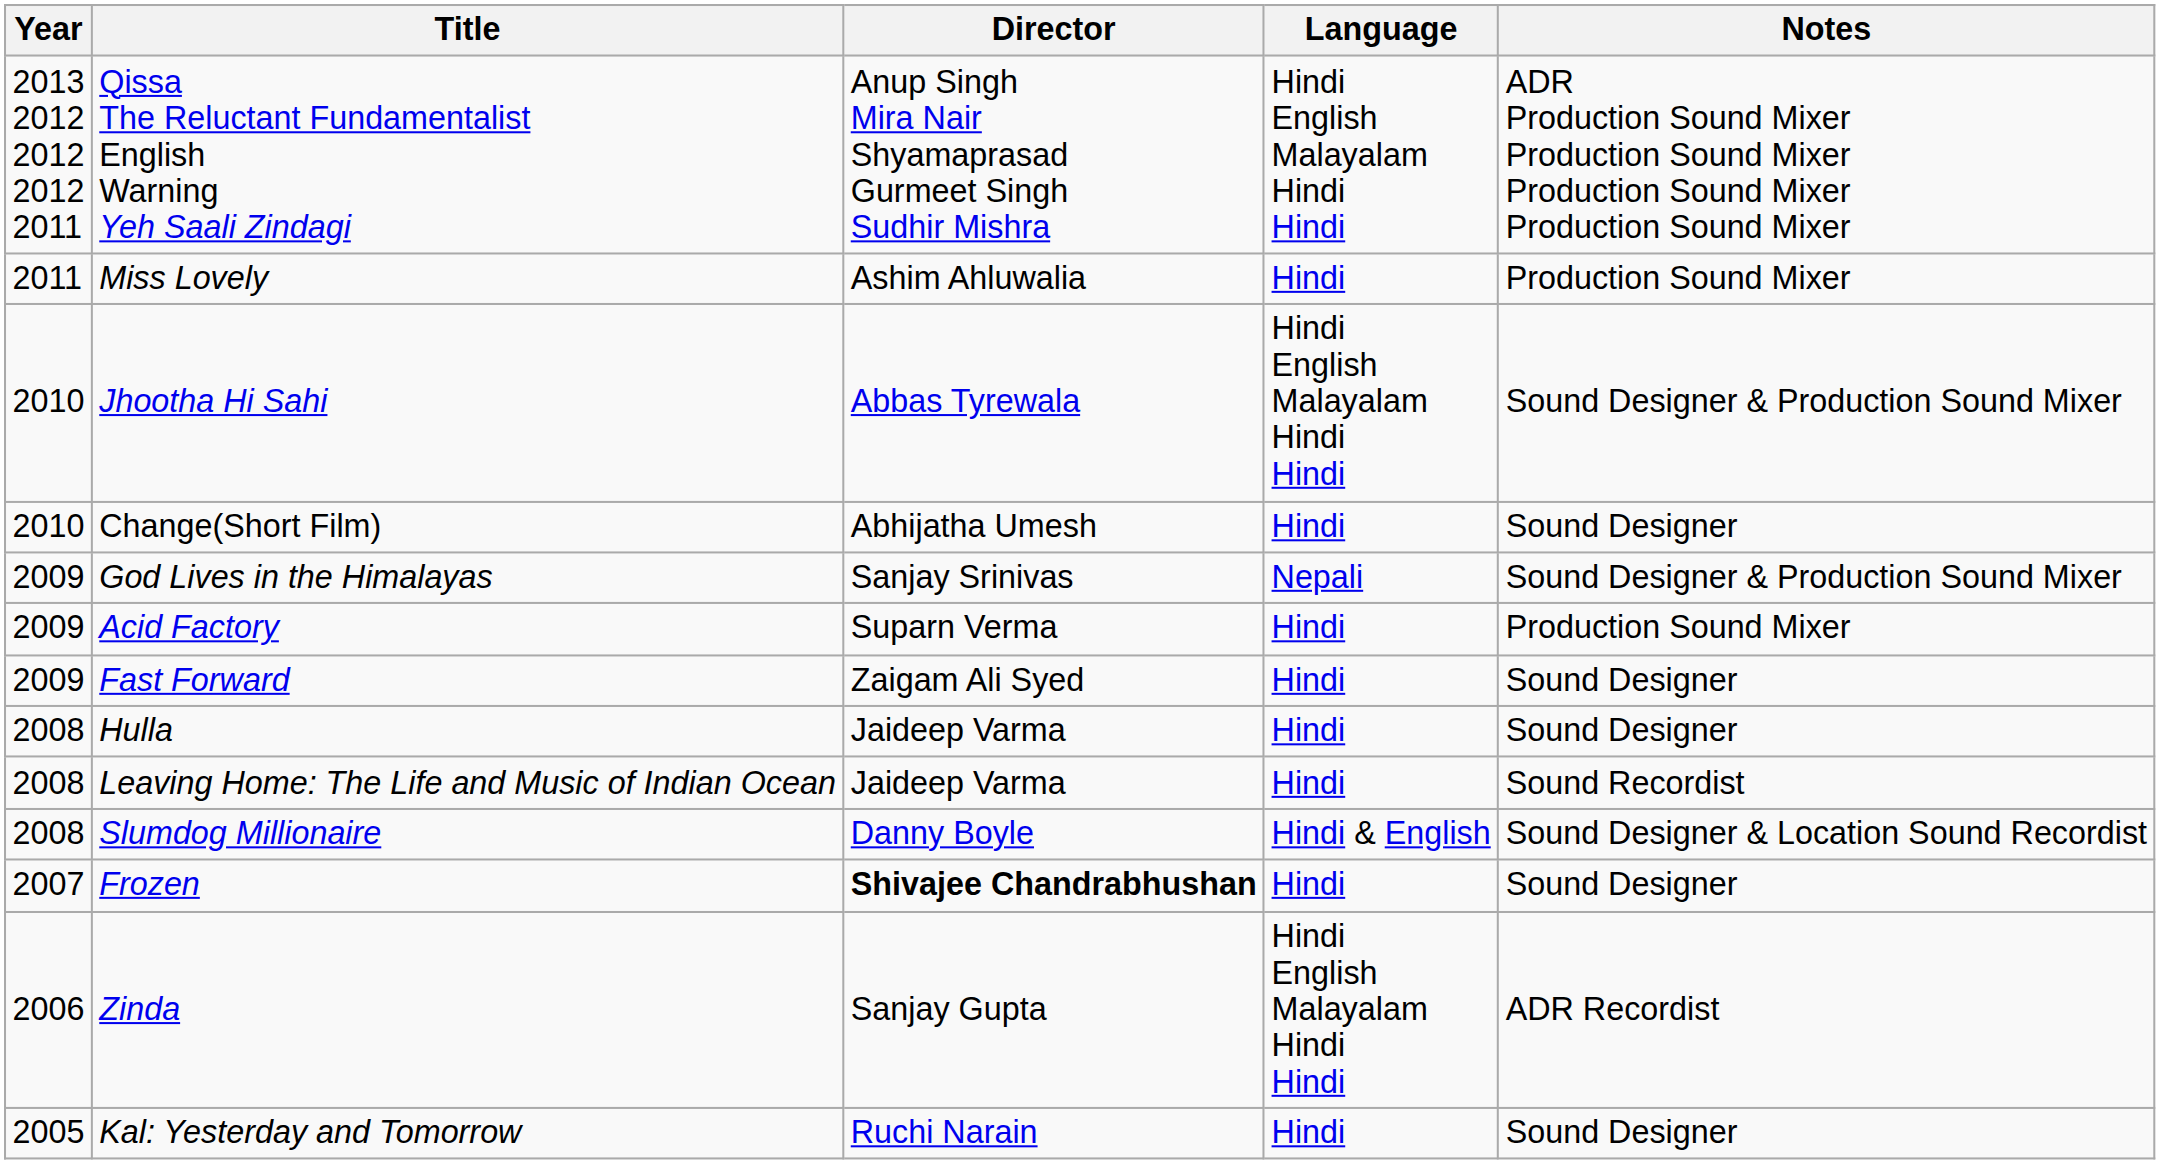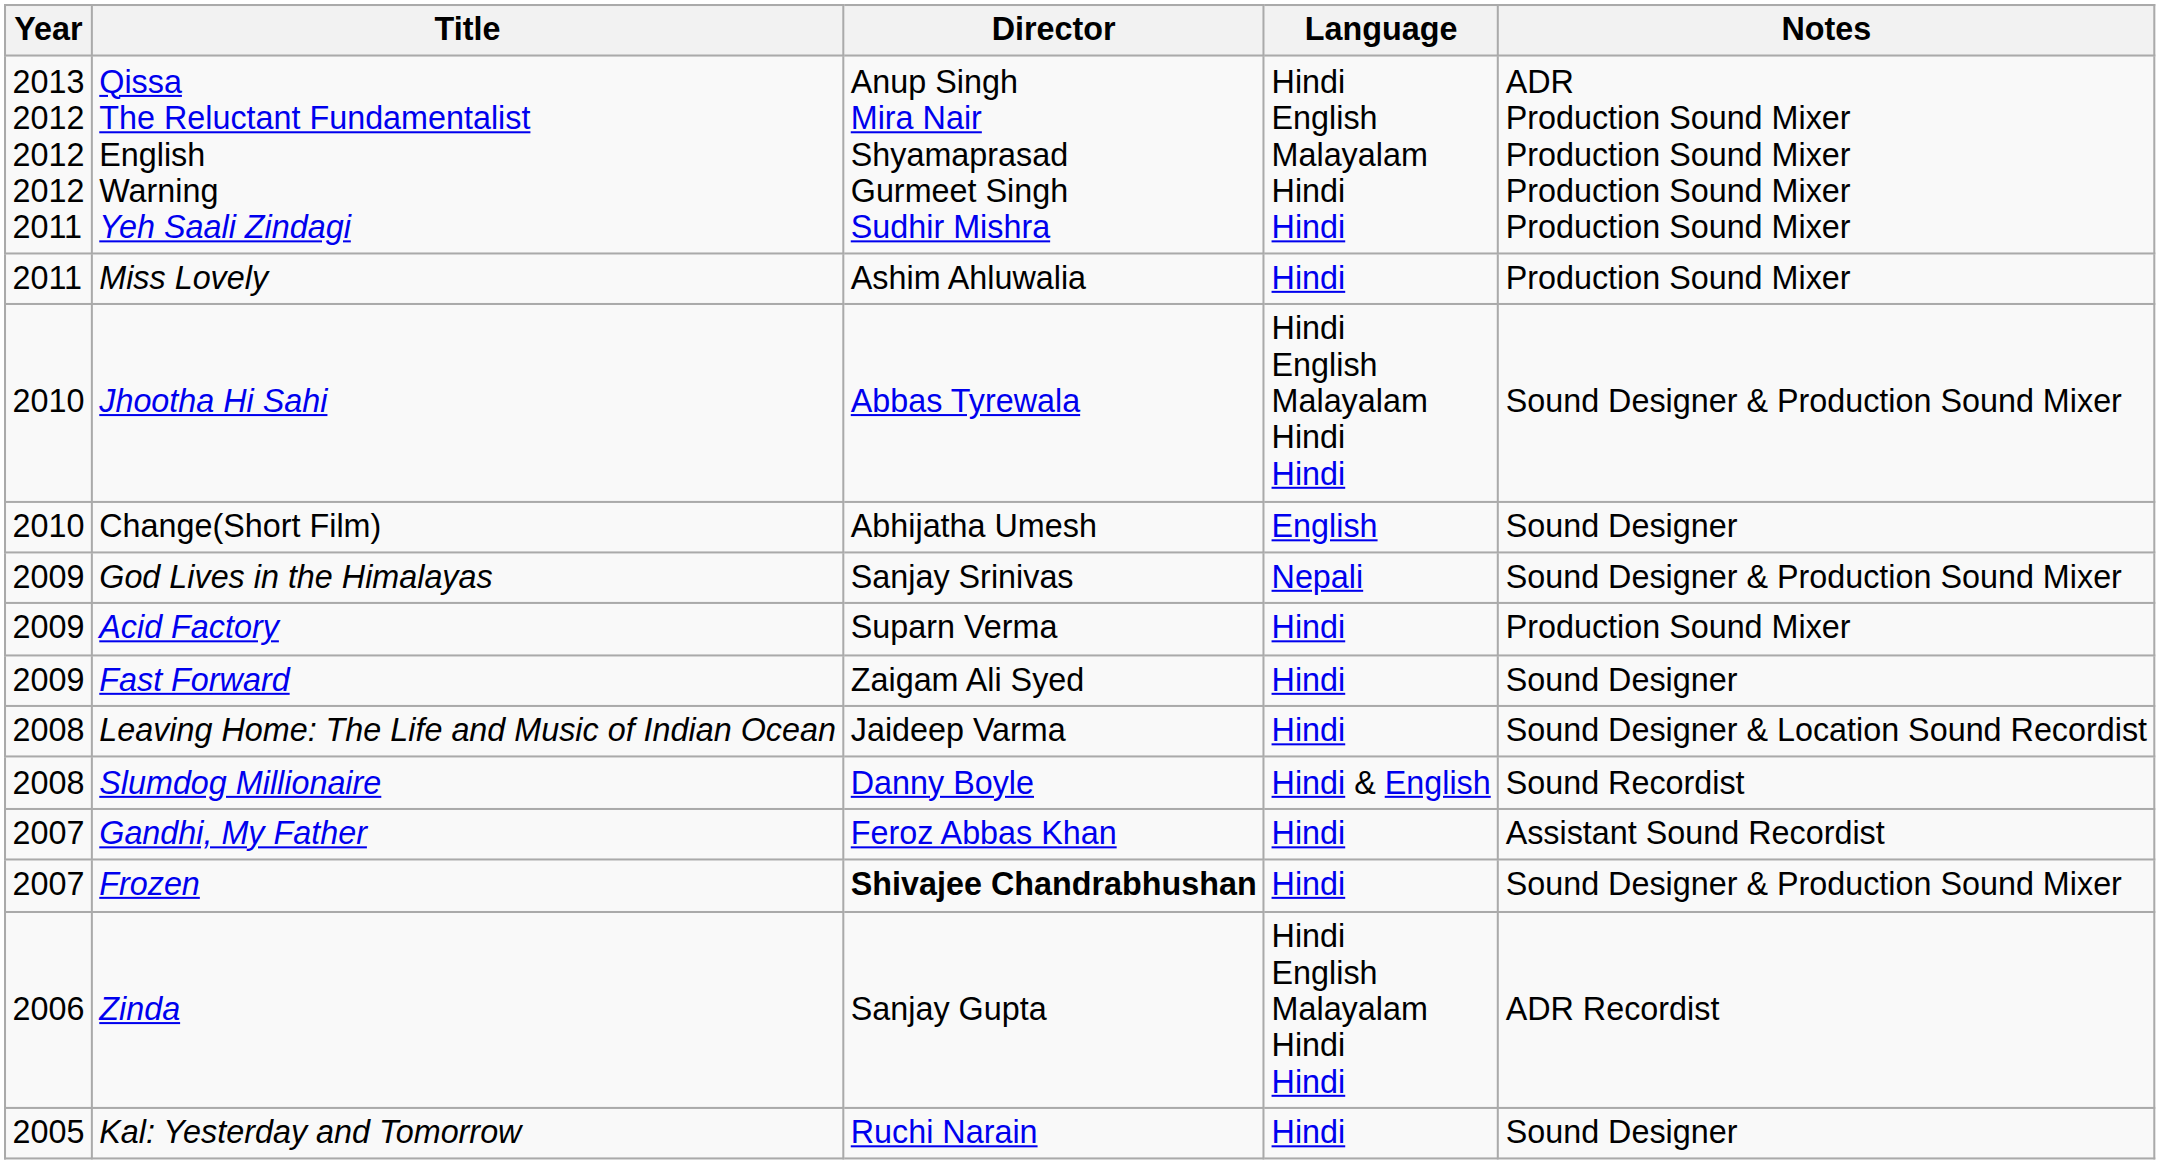(1308, 526) Hindi -> (1325, 526) English
- row: (136, 731)
(1625, 782) Sound Recordist -> (1826, 731) Sound Designer & Location Sound Recordist
(1826, 833) Sound Designer & Location Sound Recordist -> (1625, 782) Sound Recordist
+ row: (233, 833)
(1622, 884) Sound Designer -> (1814, 884) Sound Designer & Production Sound Mixer
